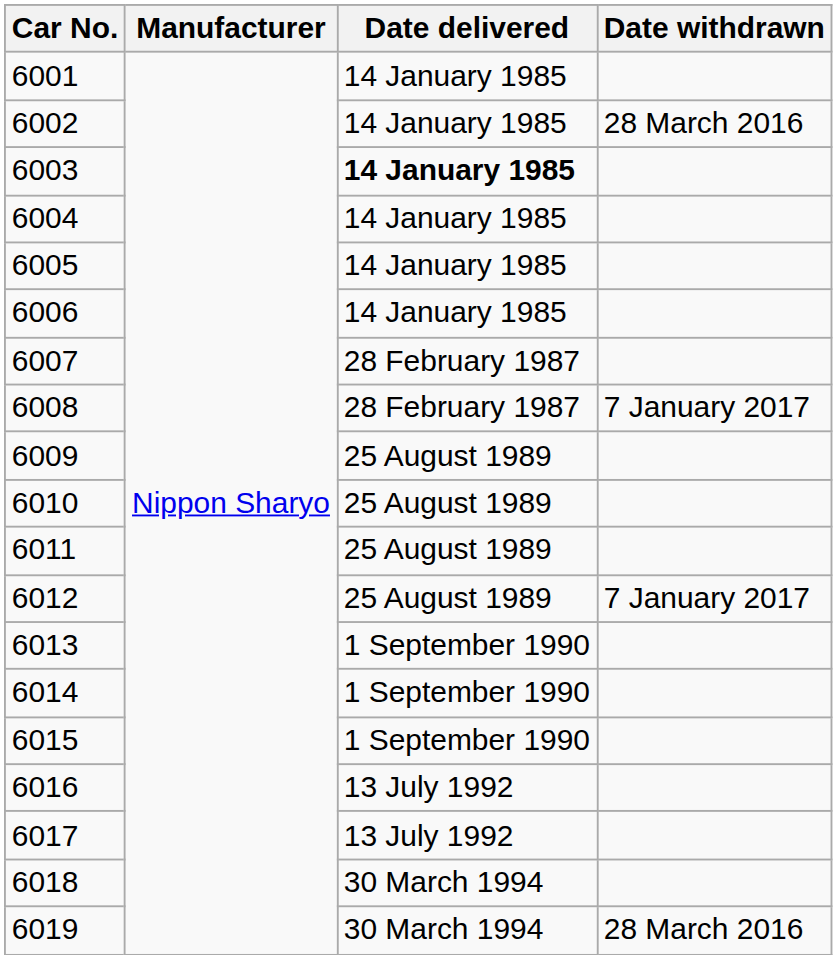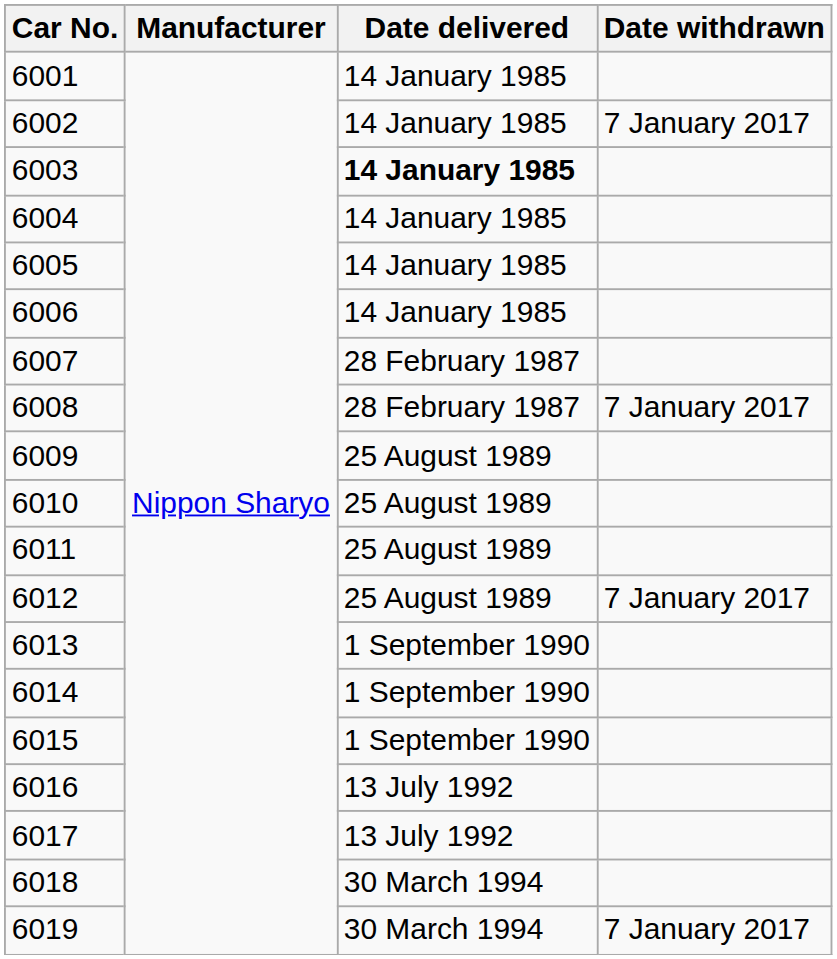(704, 123) 28 March 2016 -> (707, 123) 7 January 2017
(704, 929) 28 March 2016 -> (707, 929) 7 January 2017
